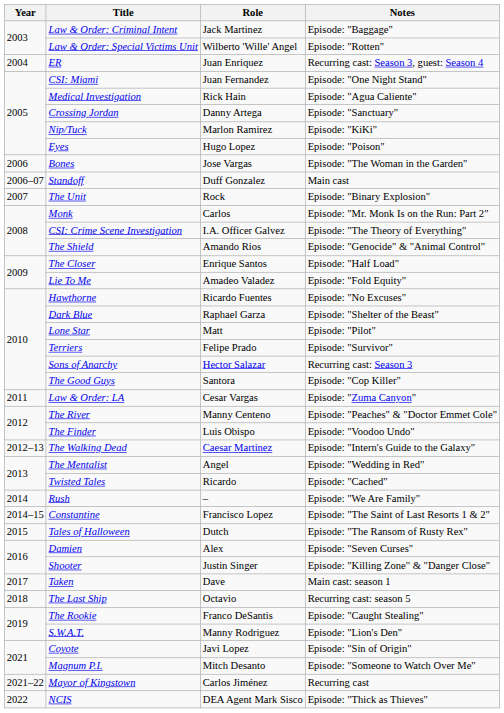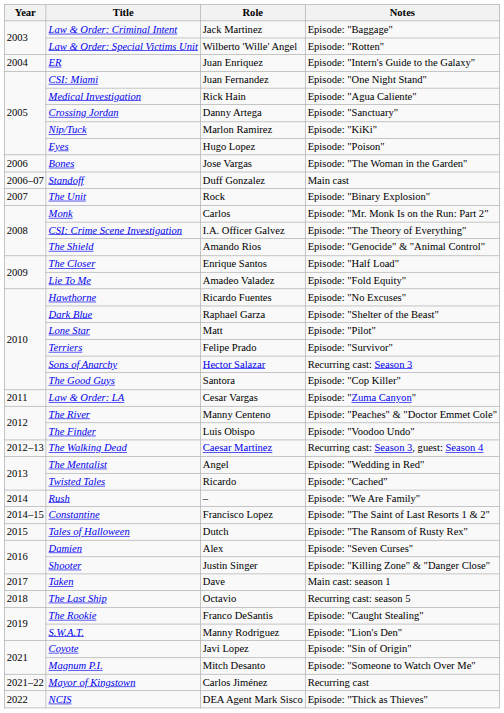(395, 63) Recurring cast: Season 3, guest: Season 4 -> (391, 63) Episode: "Intern's Guide to the Galaxy"
(391, 448) Episode: "Intern's Guide to the Galaxy" -> (395, 448) Recurring cast: Season 3, guest: Season 4
